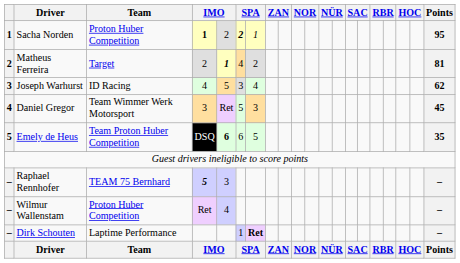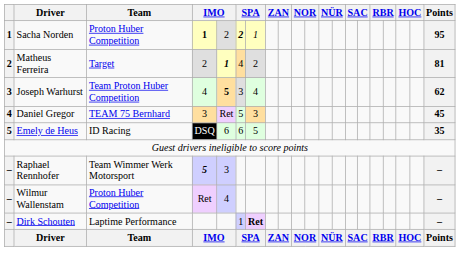(110, 85) ID Racing -> (129, 91) Team Proton Huber Competition
(226, 85) normal -> (226, 91) bold
(131, 108) Team Wimmer Werk Motorsport -> (129, 114) TEAM 75 Bernhard
(129, 136) Team Proton Huber Competition -> (110, 130) ID Racing
(226, 136) bold -> (226, 130) normal
(129, 181) TEAM 75 Bernhard -> (131, 170) Team Wimmer Werk Motorsport
